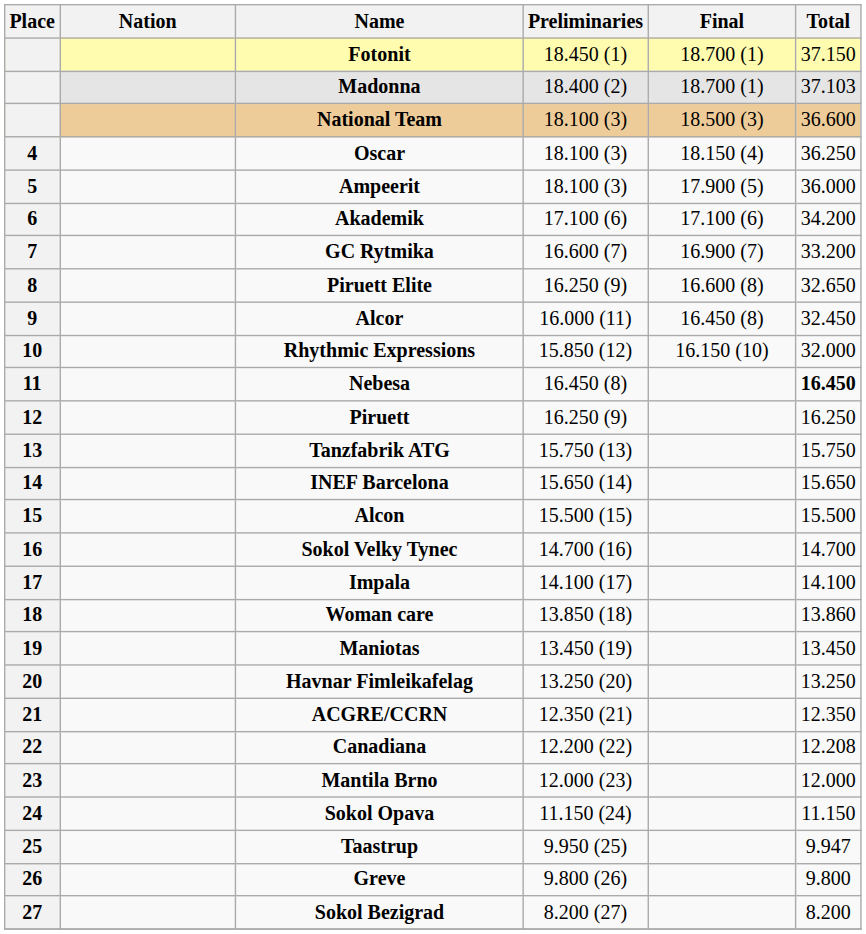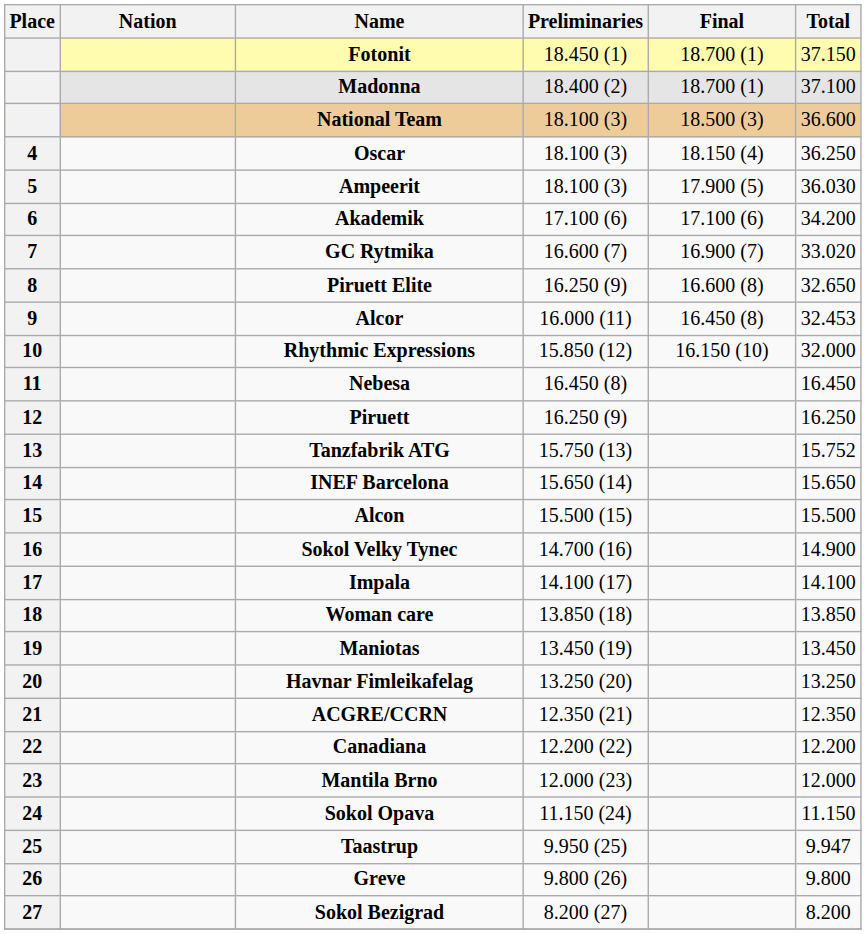(828, 87) 37.103 -> (828, 87) 37.100
(828, 186) 36.000 -> (828, 186) 36.030
(828, 252) 33.200 -> (828, 252) 33.020
(828, 318) 32.450 -> (828, 318) 32.453
(828, 384) bold -> (828, 384) normal
(828, 450) 15.750 -> (828, 450) 15.752
(828, 549) 14.700 -> (828, 549) 14.900
(828, 615) 13.860 -> (828, 615) 13.850
(828, 747) 12.208 -> (828, 747) 12.200
